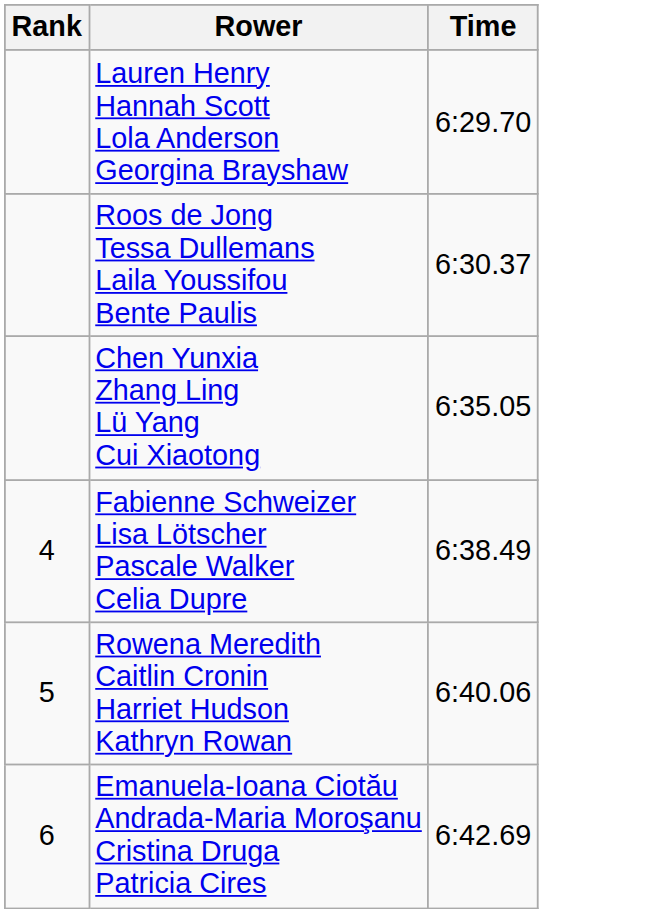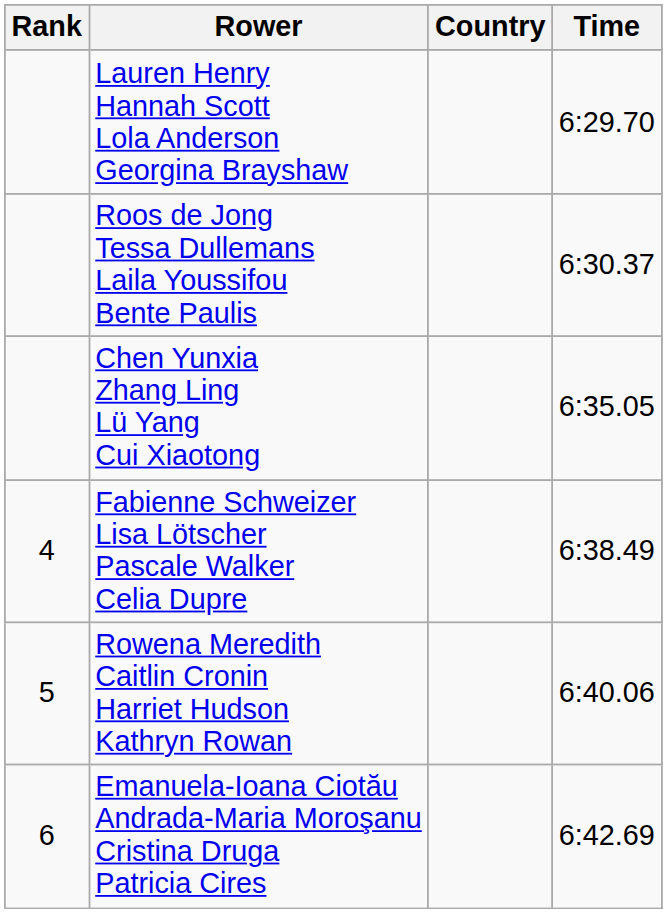+ column: (490, 27)
